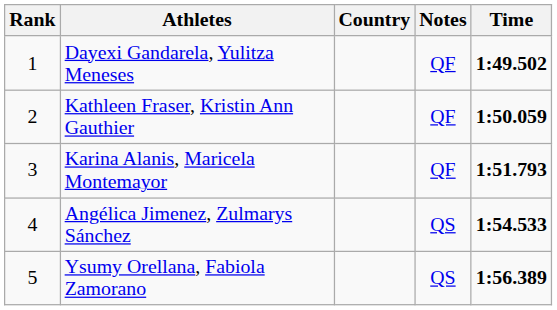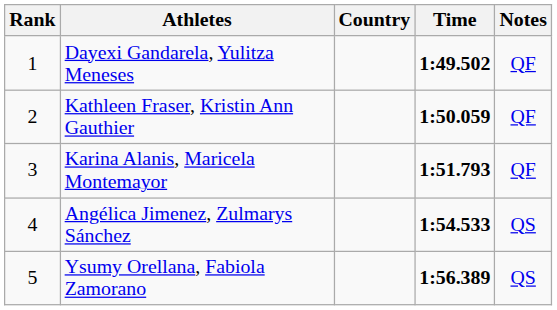columns swapped: (511, 20) <-> (443, 20)
